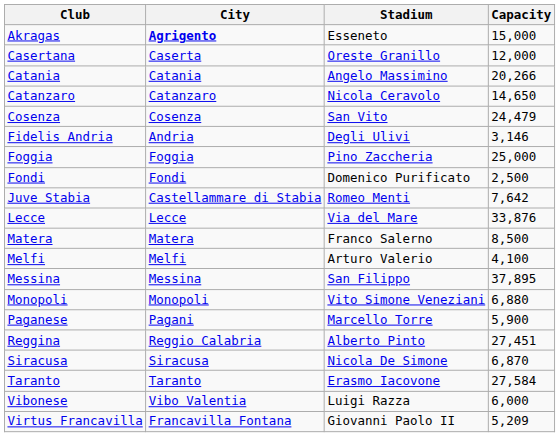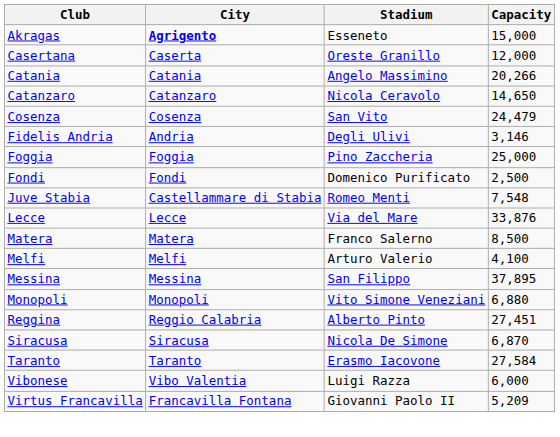(510, 198) 7,642 -> (510, 198) 7,548
- row: (38, 320)
